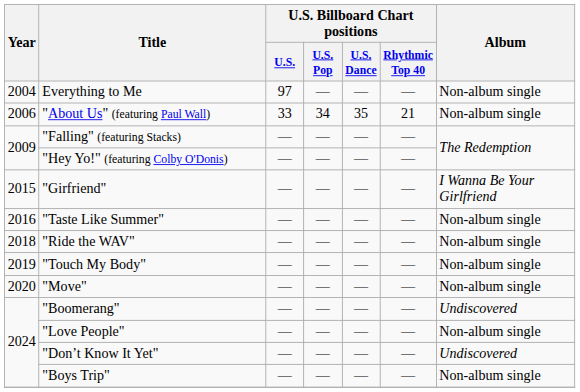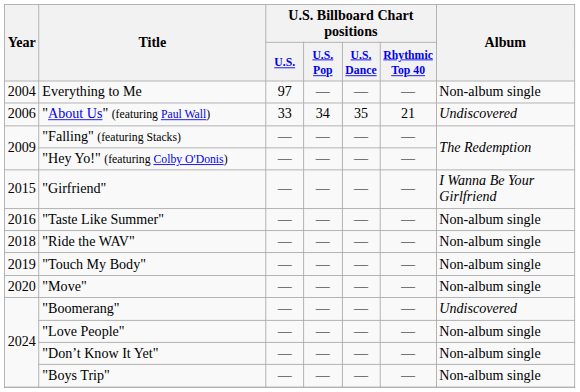(490, 114) Non-album single -> (478, 114) Undiscovered
(478, 353) Undiscovered -> (490, 353) Non-album single
